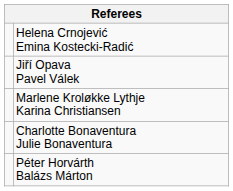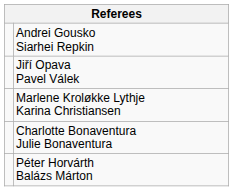+ row: (56, 39)
- row: (75, 39)
